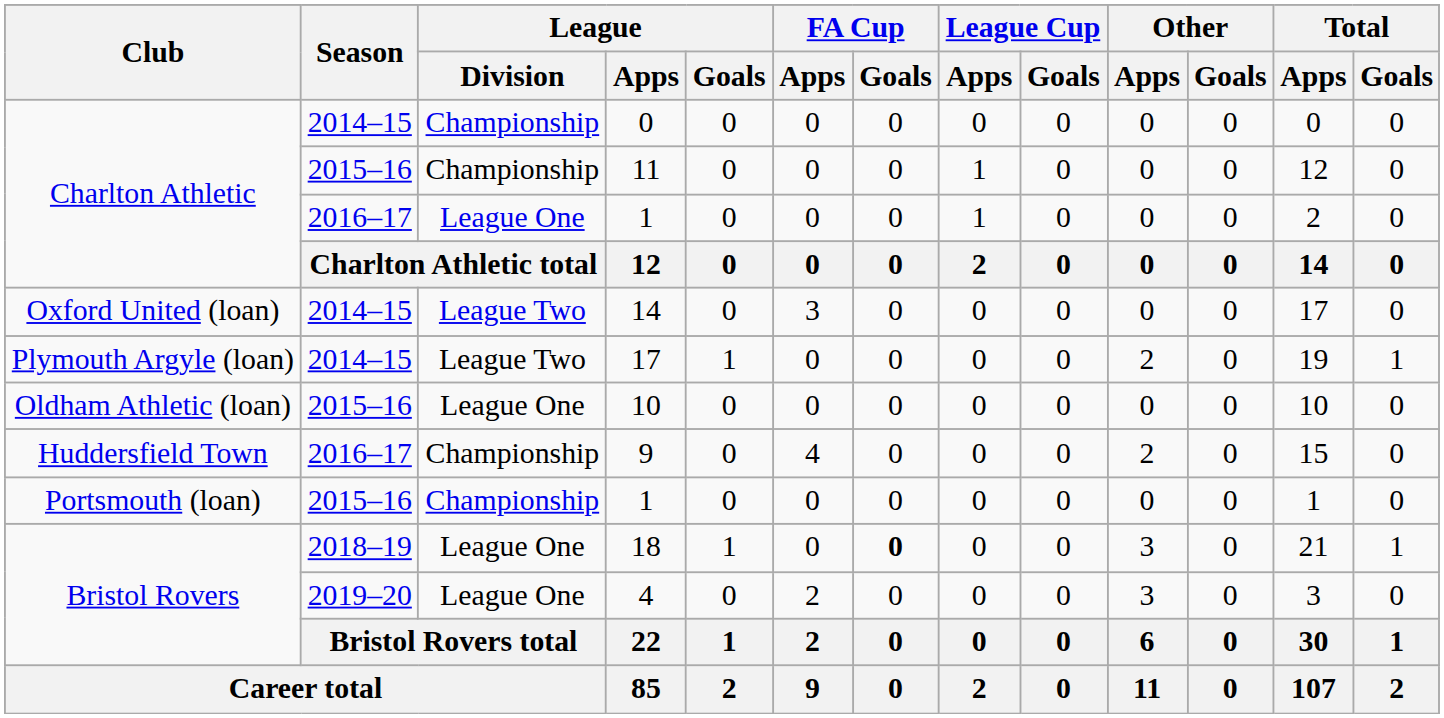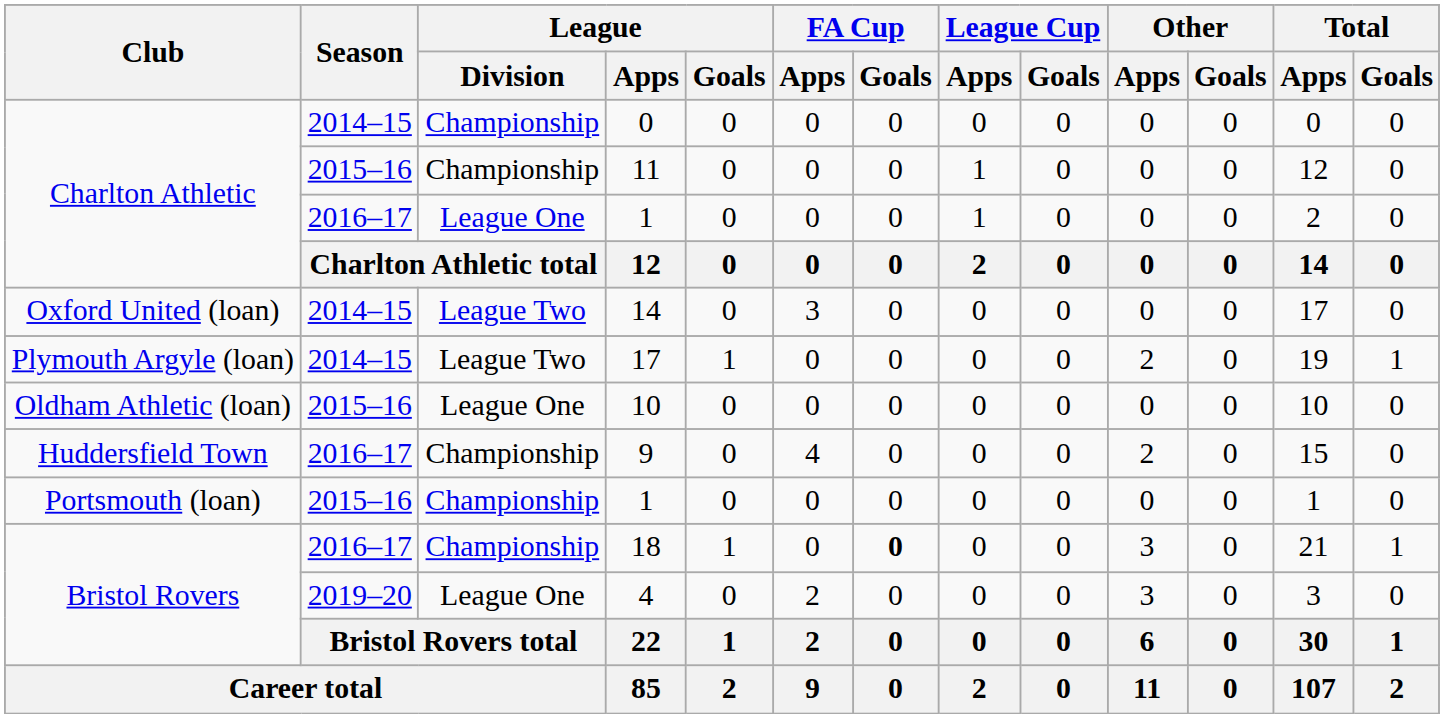(360, 547) 2018–19 -> (360, 547) 2016–17
(512, 547) League One -> (512, 547) Championship
